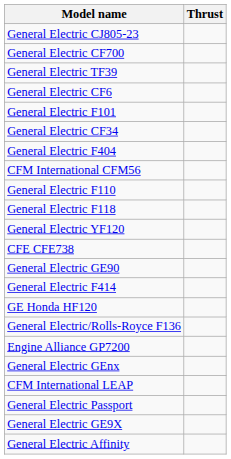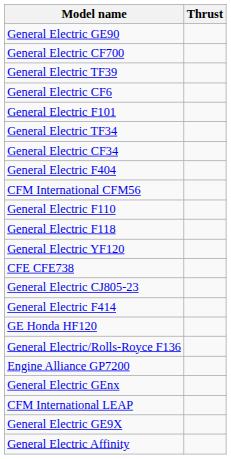rows swapped: (73, 33) <-> (63, 268)
+ row: (62, 131)
- row: (70, 405)
